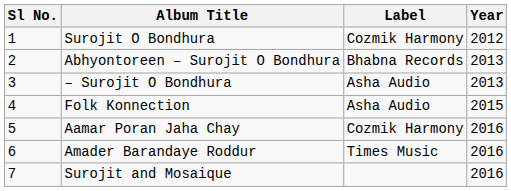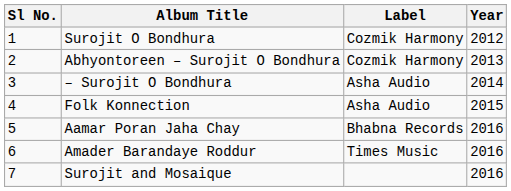(405, 61) Bhabna Records -> (405, 61) Cozmik Harmony
(487, 84) 2013 -> (487, 84) 2014
(405, 129) Cozmik Harmony -> (405, 129) Bhabna Records
